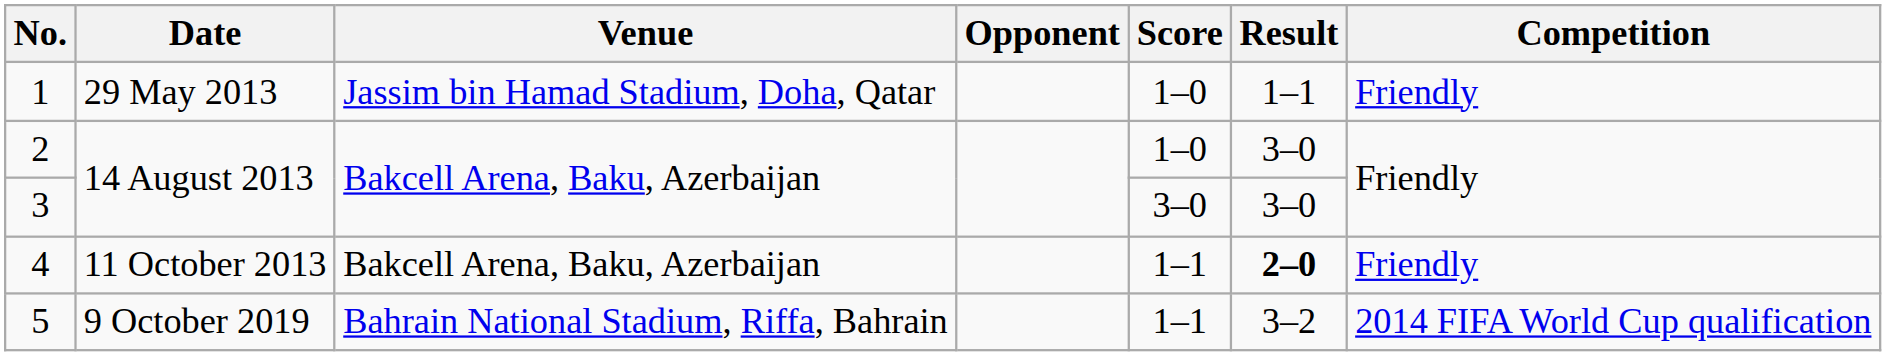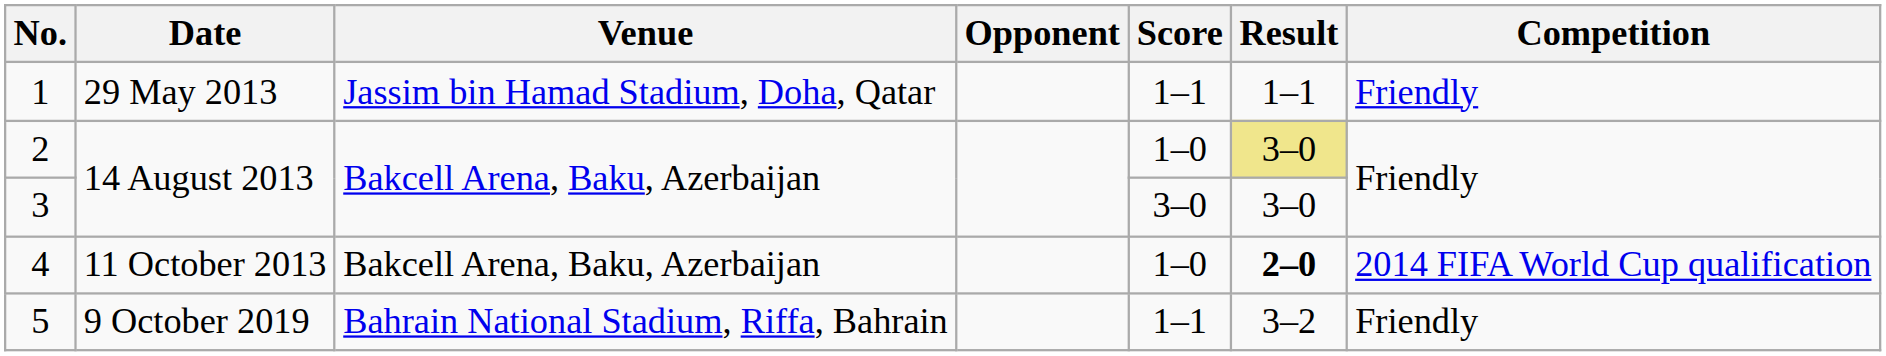(1180, 90) 1–0 -> (1180, 90) 1–1
(1289, 148) no background -> (1289, 148) khaki background
(1180, 263) 1–1 -> (1180, 263) 1–0
(1417, 263) Friendly -> (1613, 263) 2014 FIFA World Cup qualification
(1613, 321) 2014 FIFA World Cup qualification -> (1417, 321) Friendly
